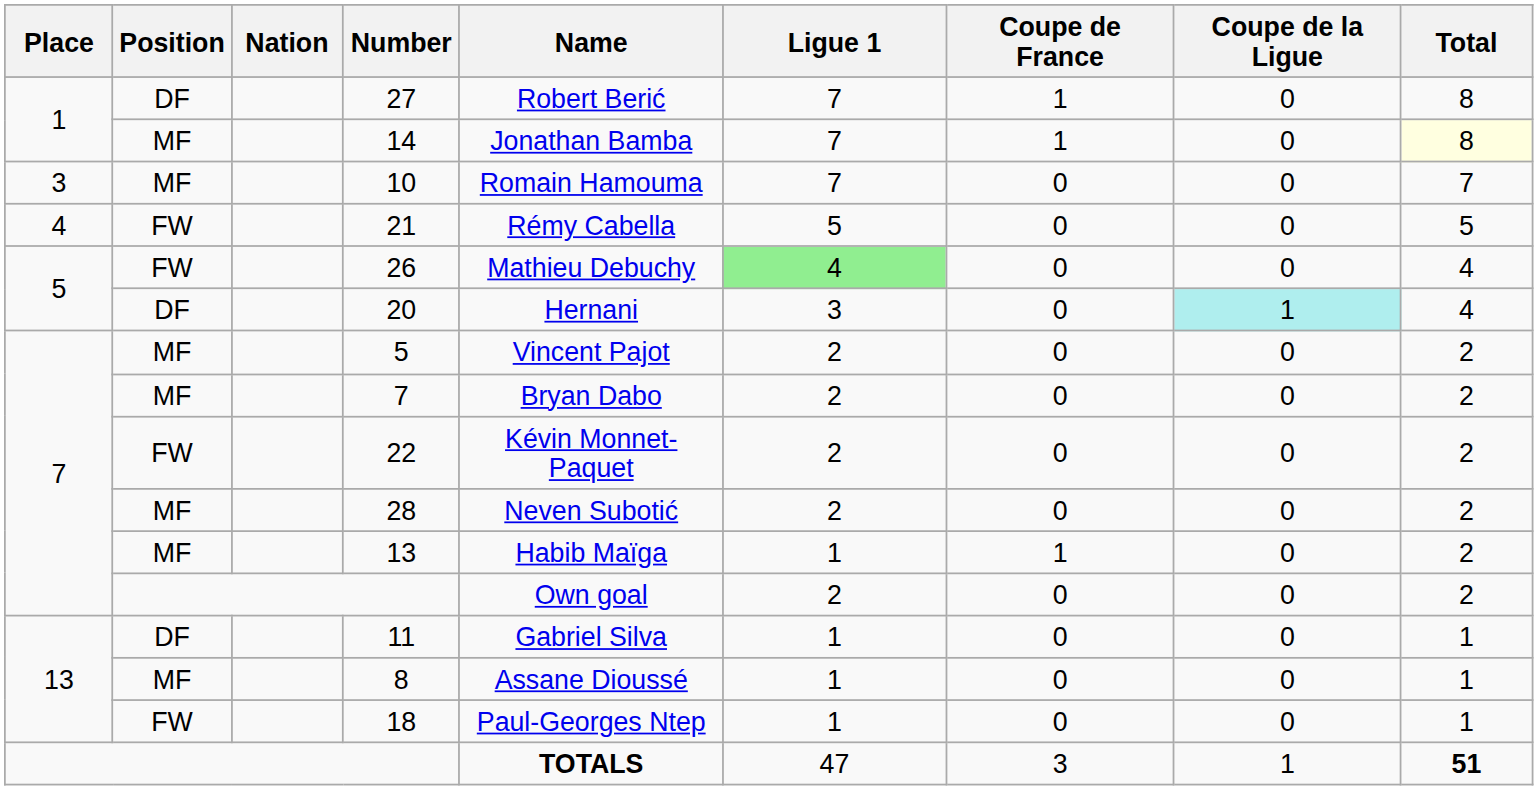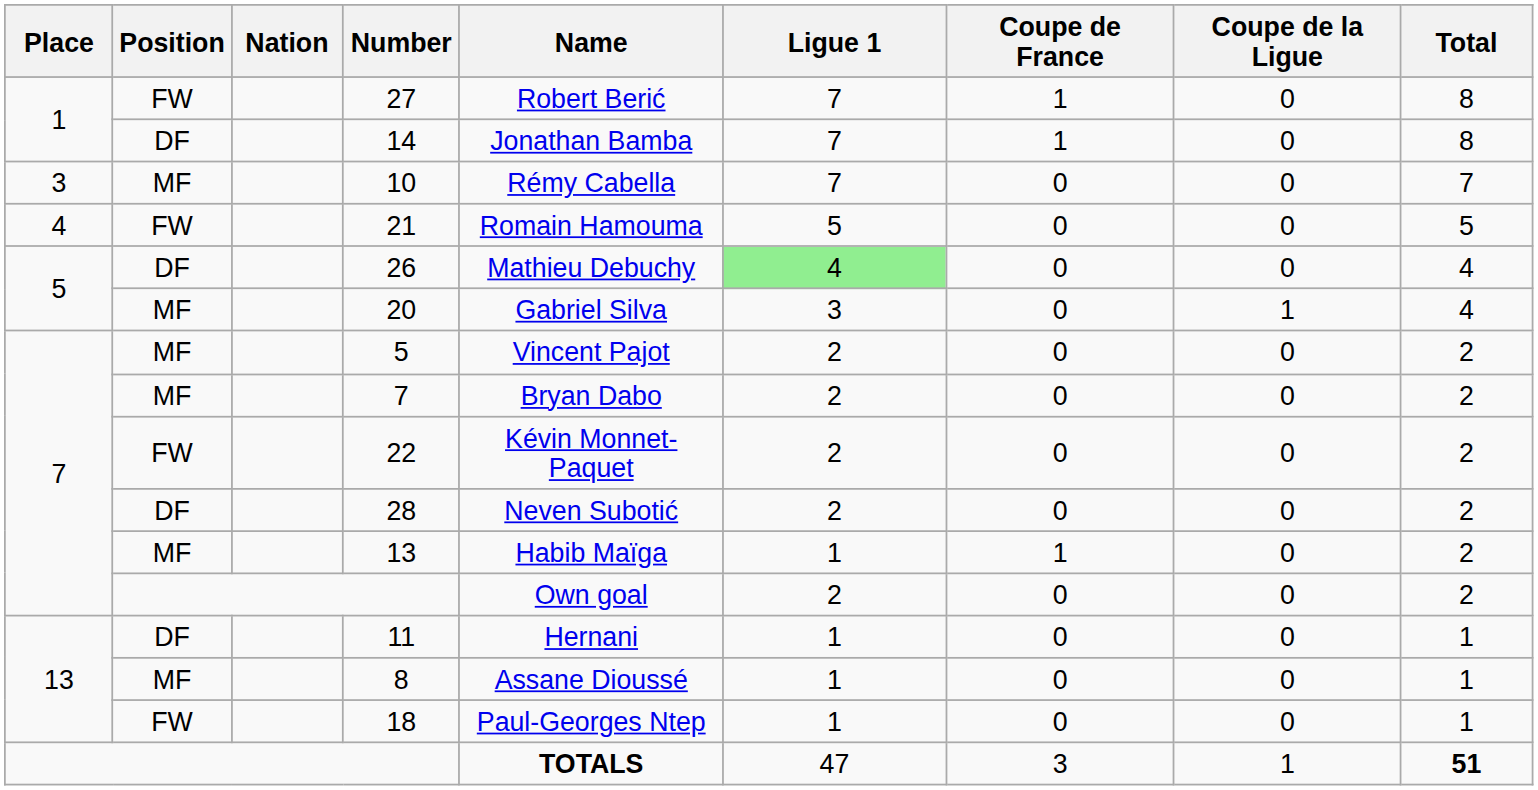(172, 99) DF -> (172, 99) FW
(172, 141) MF -> (172, 141) DF
(1466, 141) lightyellow background -> (1466, 141) no background
(591, 183) Romain Hamouma -> (591, 183) Rémy Cabella
(591, 226) Rémy Cabella -> (591, 226) Romain Hamouma
(172, 268) FW -> (172, 268) DF
(172, 310) DF -> (172, 310) MF
(591, 310) Hernani -> (591, 310) Gabriel Silva
(1287, 310) paleturquoise background -> (1287, 310) no background
(172, 510) MF -> (172, 510) DF
(591, 637) Gabriel Silva -> (591, 637) Hernani
